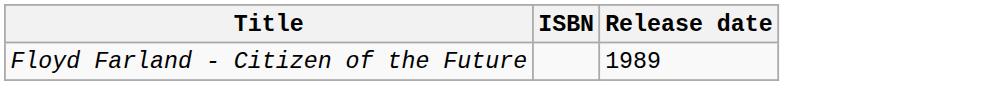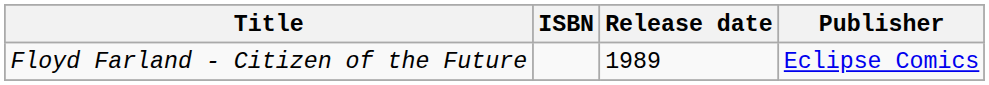+ column: (882, 24)
